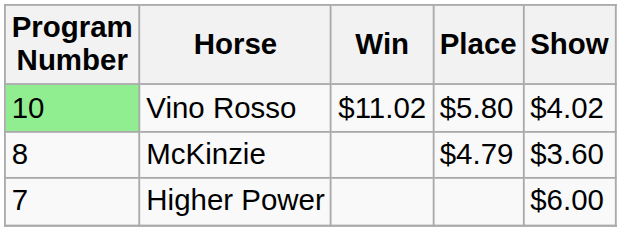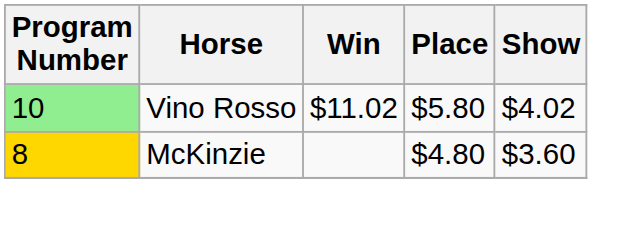(20, 154) no background -> (20, 154) gold background
(477, 154) $4.79 -> (448, 154) $4.80
- row: (236, 201)
